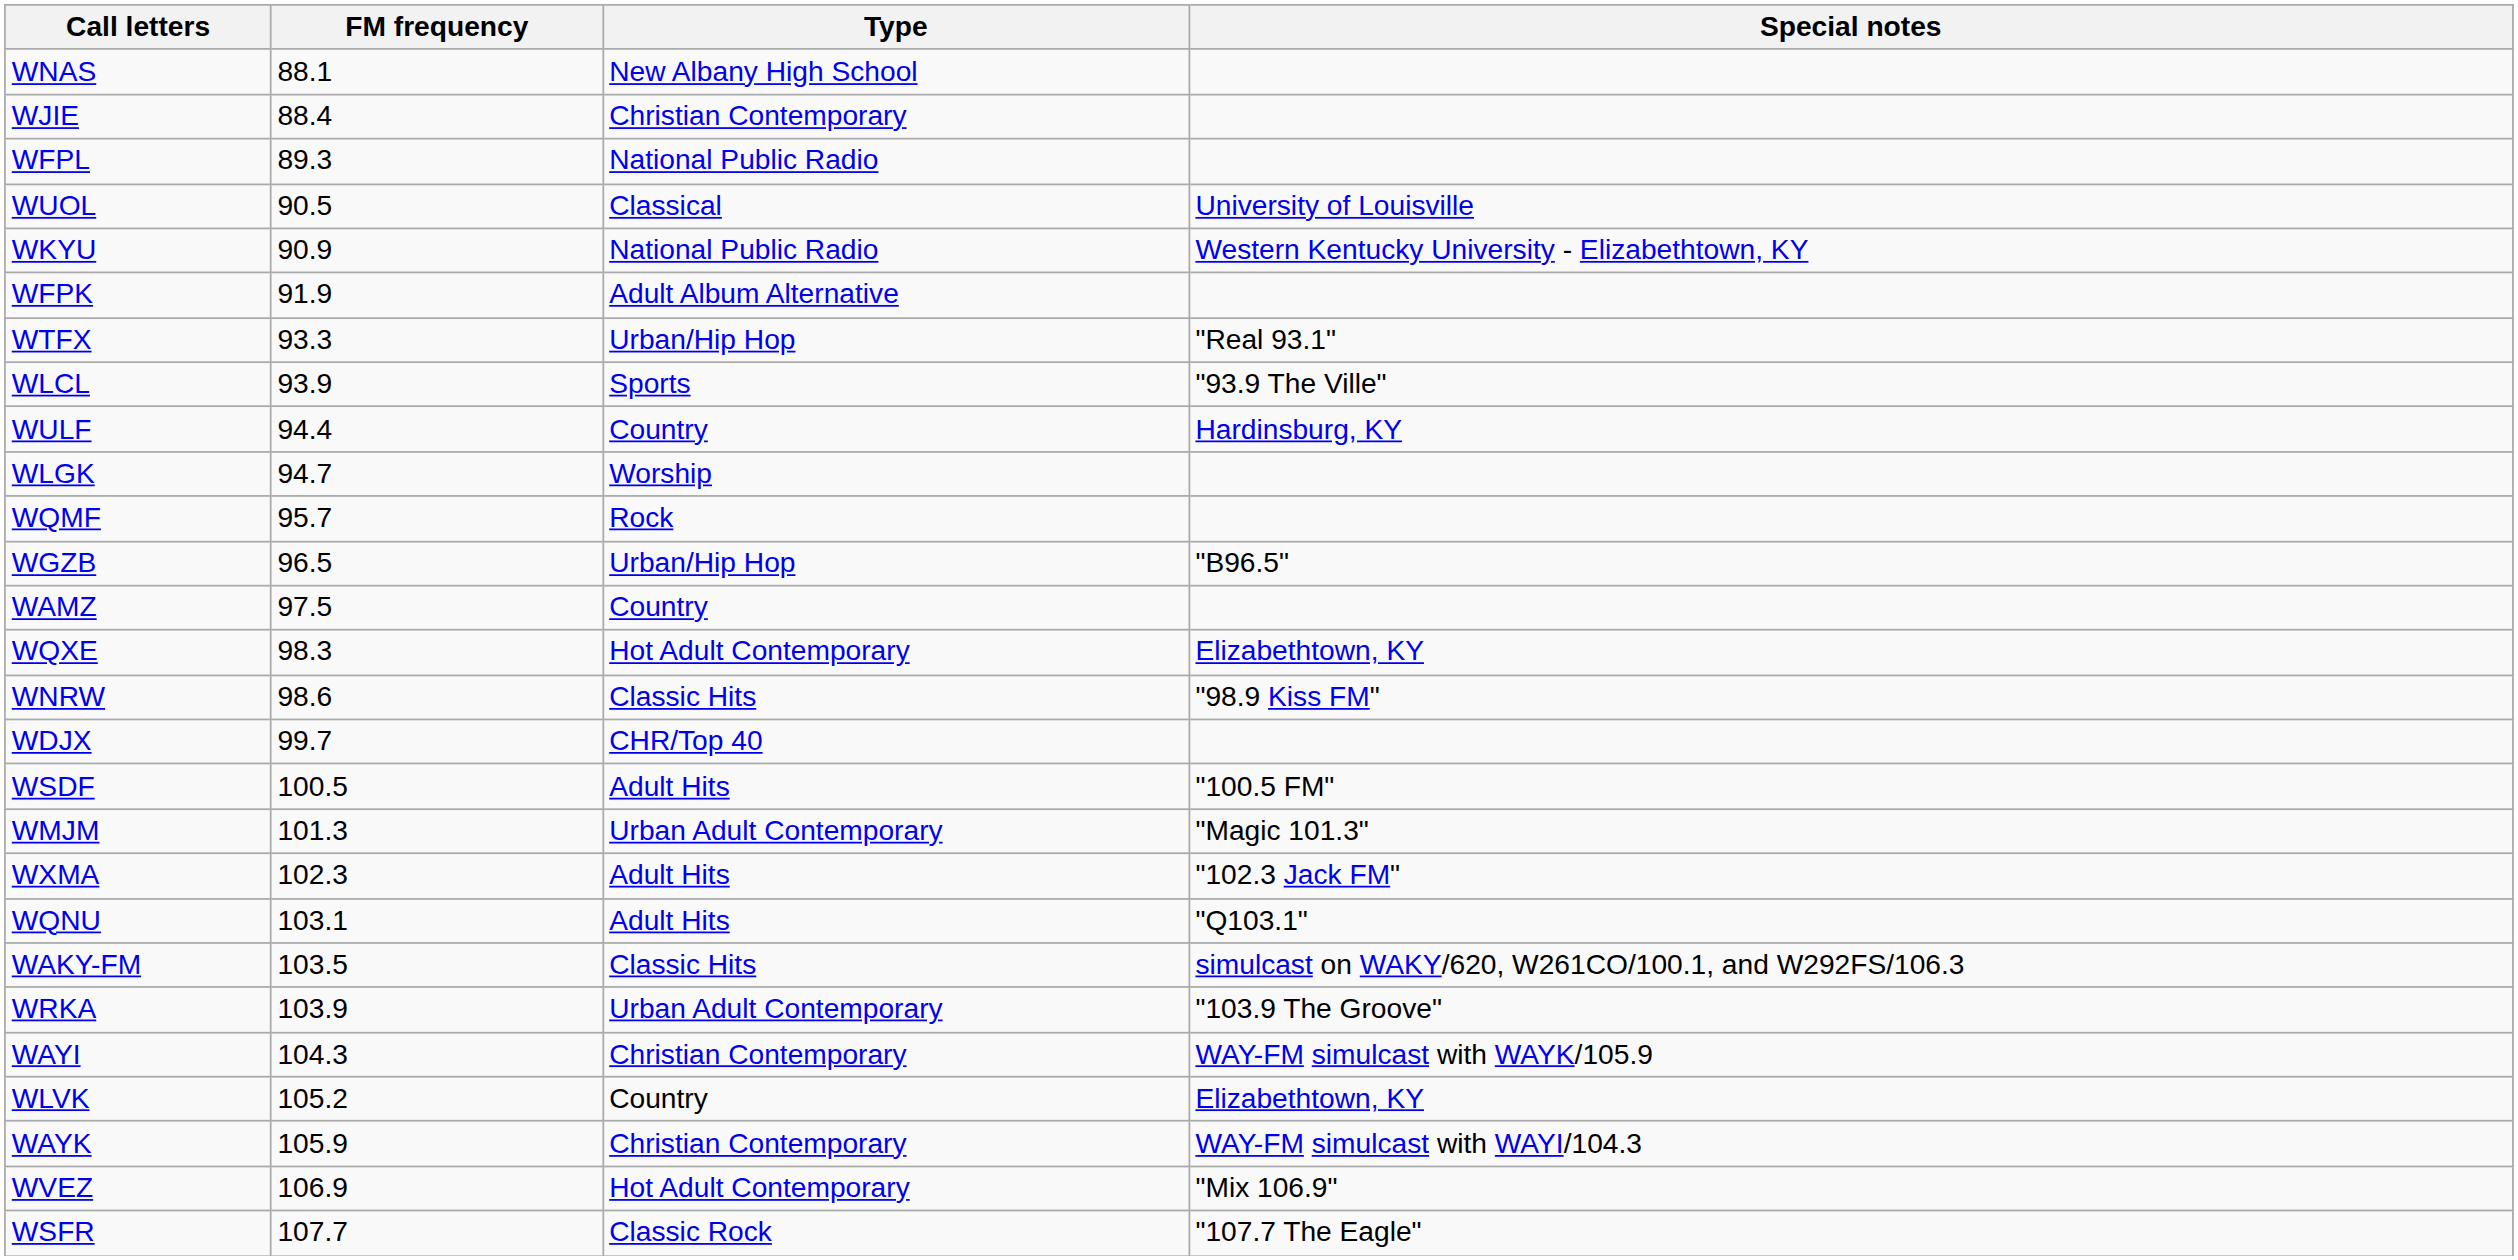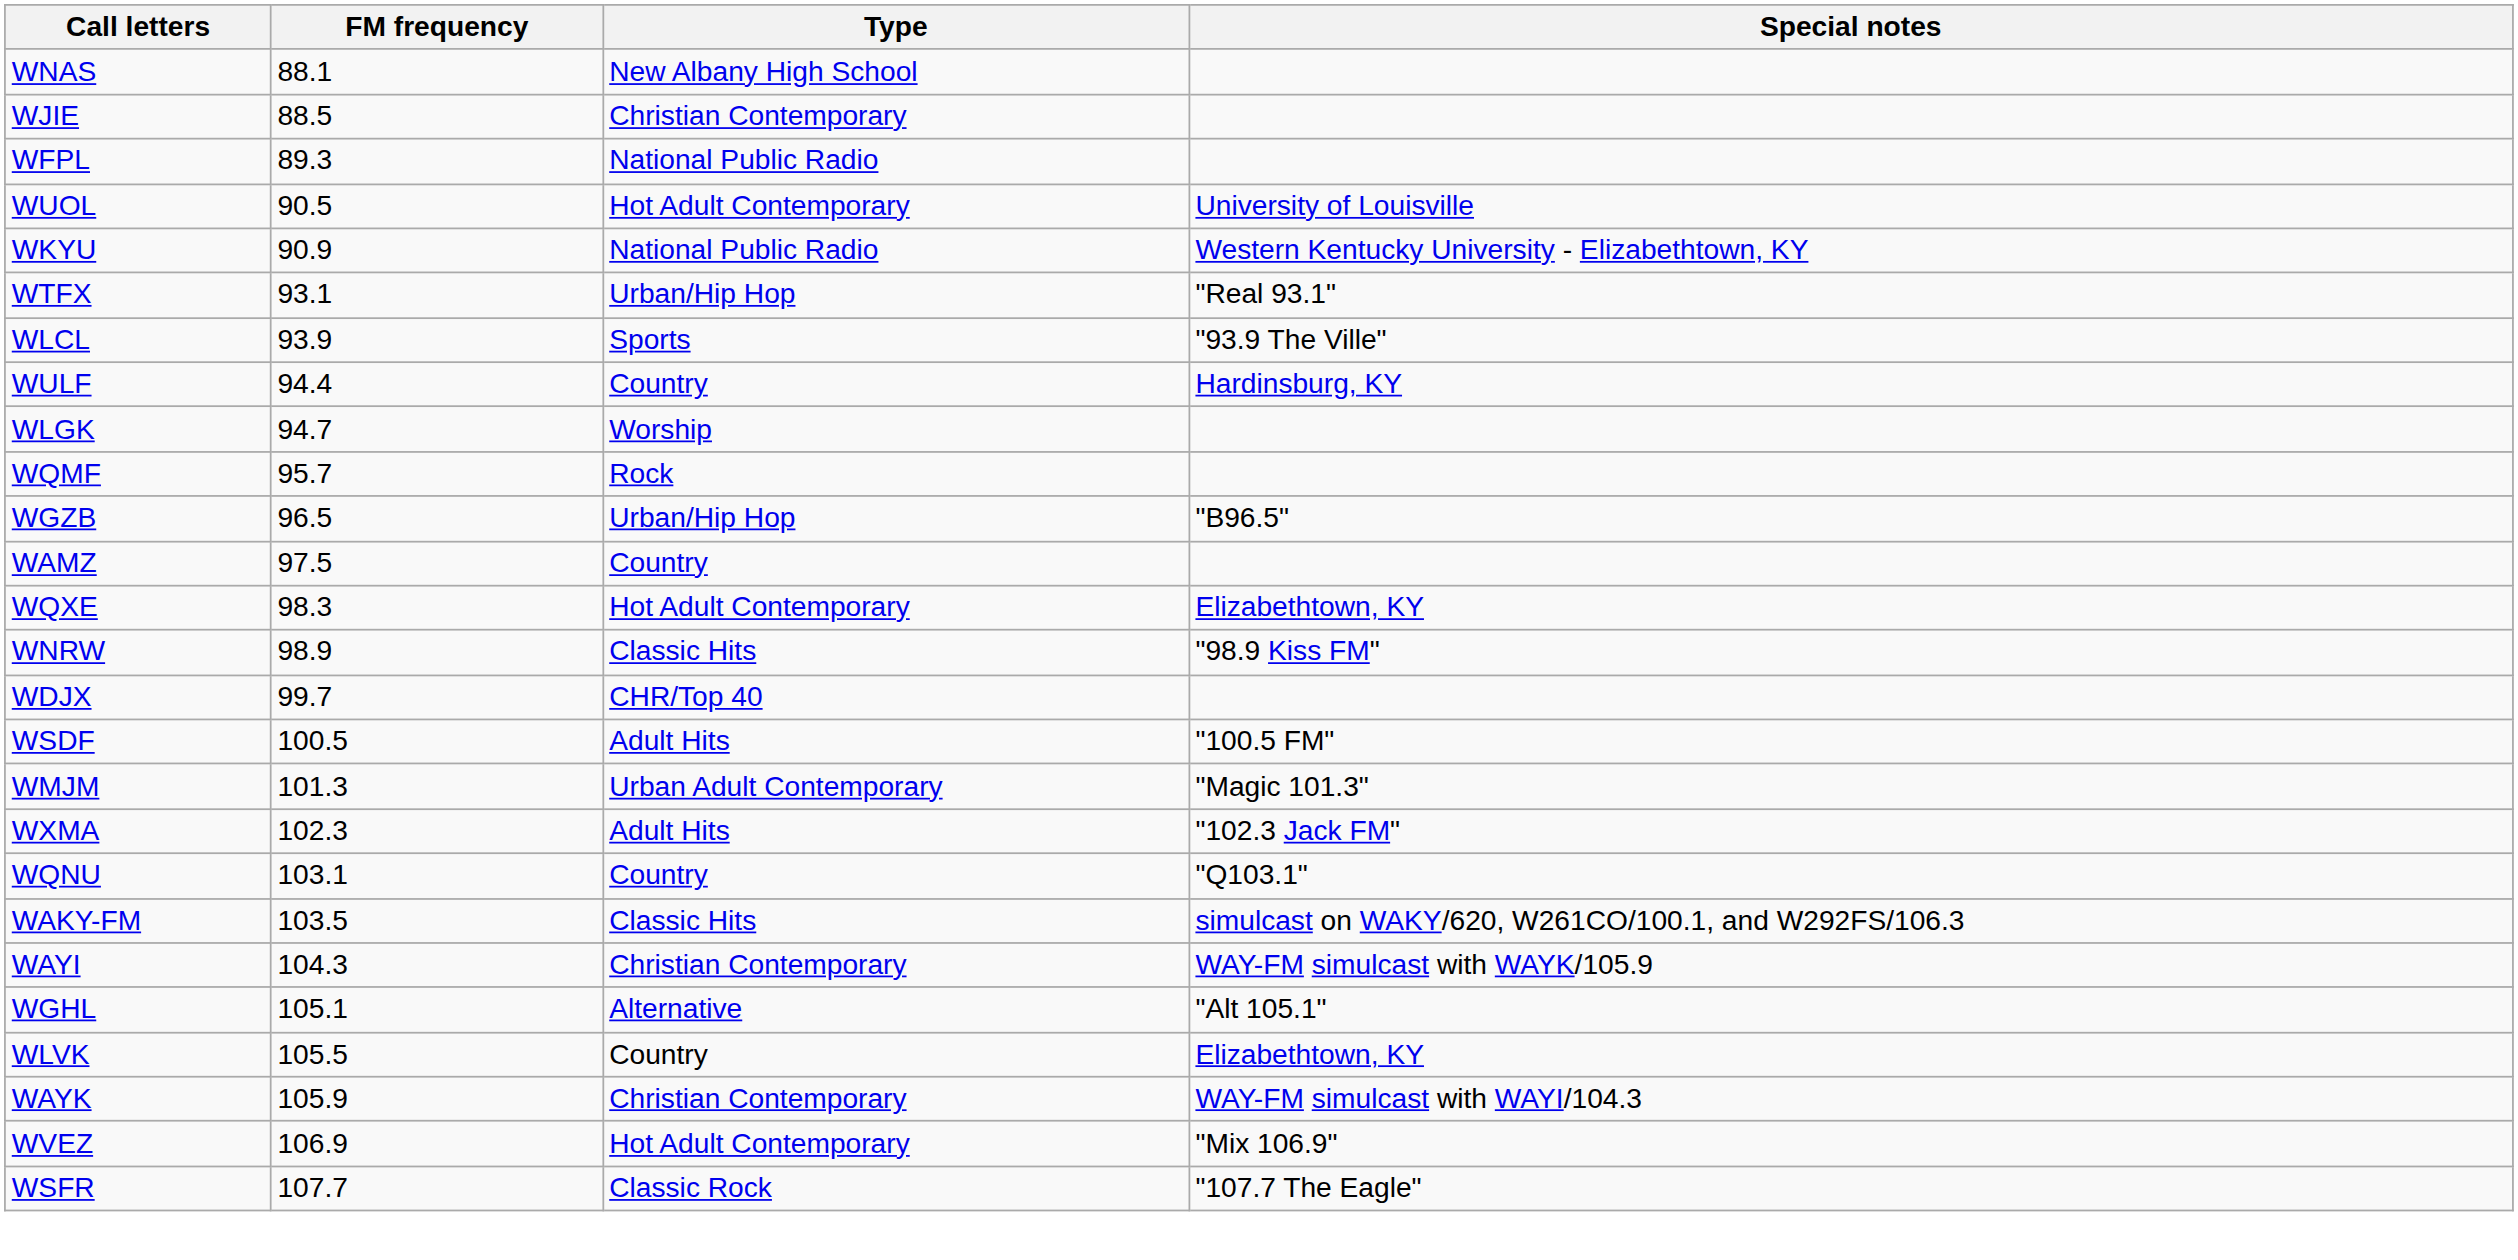(305, 116) 88.4 -> (305, 116) 88.5
(666, 205) Classical -> (759, 205) Hot Adult Contemporary
- row: (52, 294)
(305, 339) 93.3 -> (305, 294) 93.1
(305, 696) 98.6 -> (305, 652) 98.9
(669, 920) Adult Hits -> (659, 875) Country
- row: (54, 1009)
+ row: (54, 1009)
(313, 1098) 105.2 -> (313, 1054) 105.5
